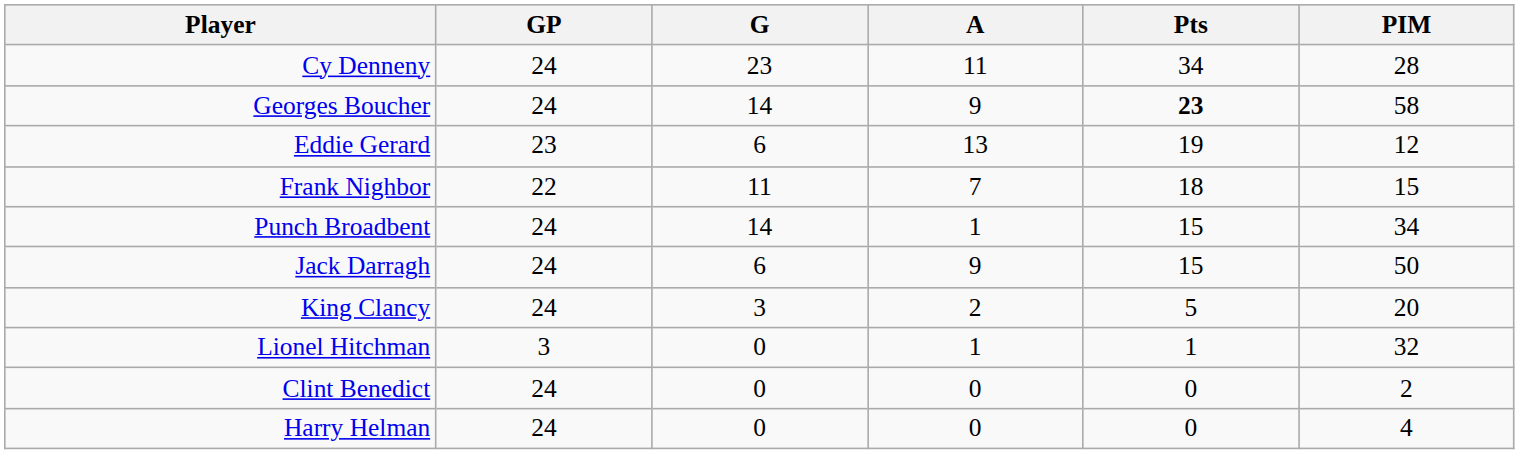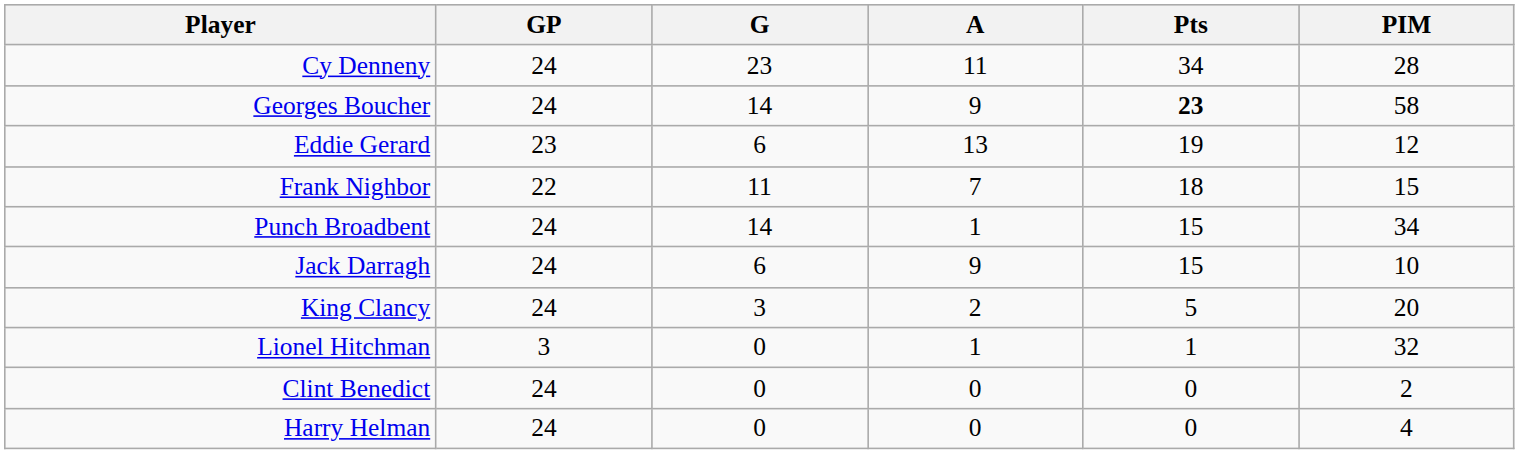(1406, 266) 50 -> (1406, 266) 10
